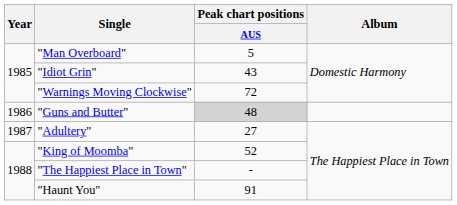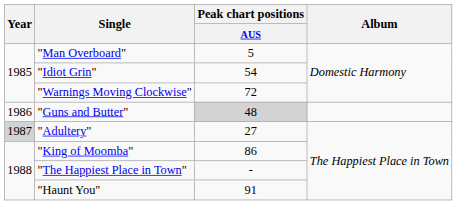(251, 72) 43 -> (251, 72) 54
(20, 131) no background -> (20, 131) lightgrey background
(251, 151) 52 -> (251, 151) 86
